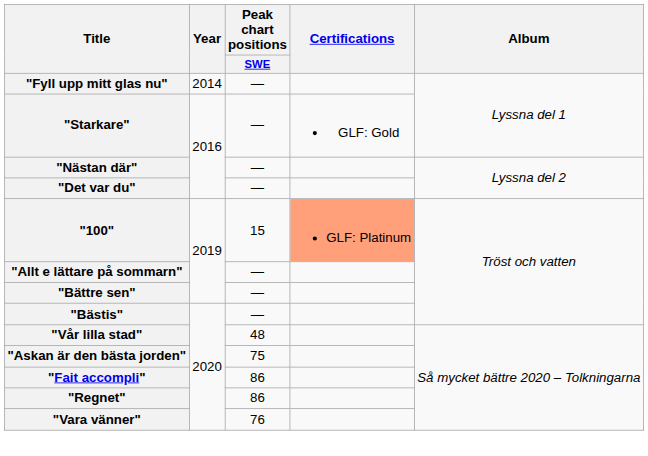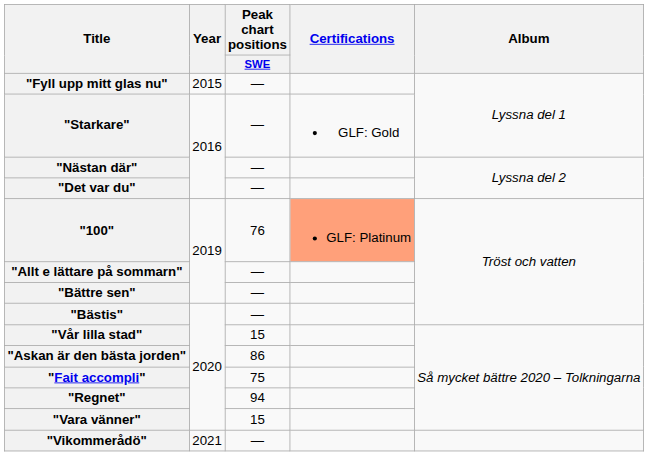(207, 83) 2014 -> (207, 83) 2015
(257, 230) 15 -> (257, 230) 76
(257, 335) 48 -> (257, 335) 15
(257, 356) 75 -> (257, 356) 86
(257, 377) 86 -> (257, 377) 75
(257, 398) 86 -> (257, 398) 94
(257, 419) 76 -> (257, 419) 15
+ row: (97, 440)
